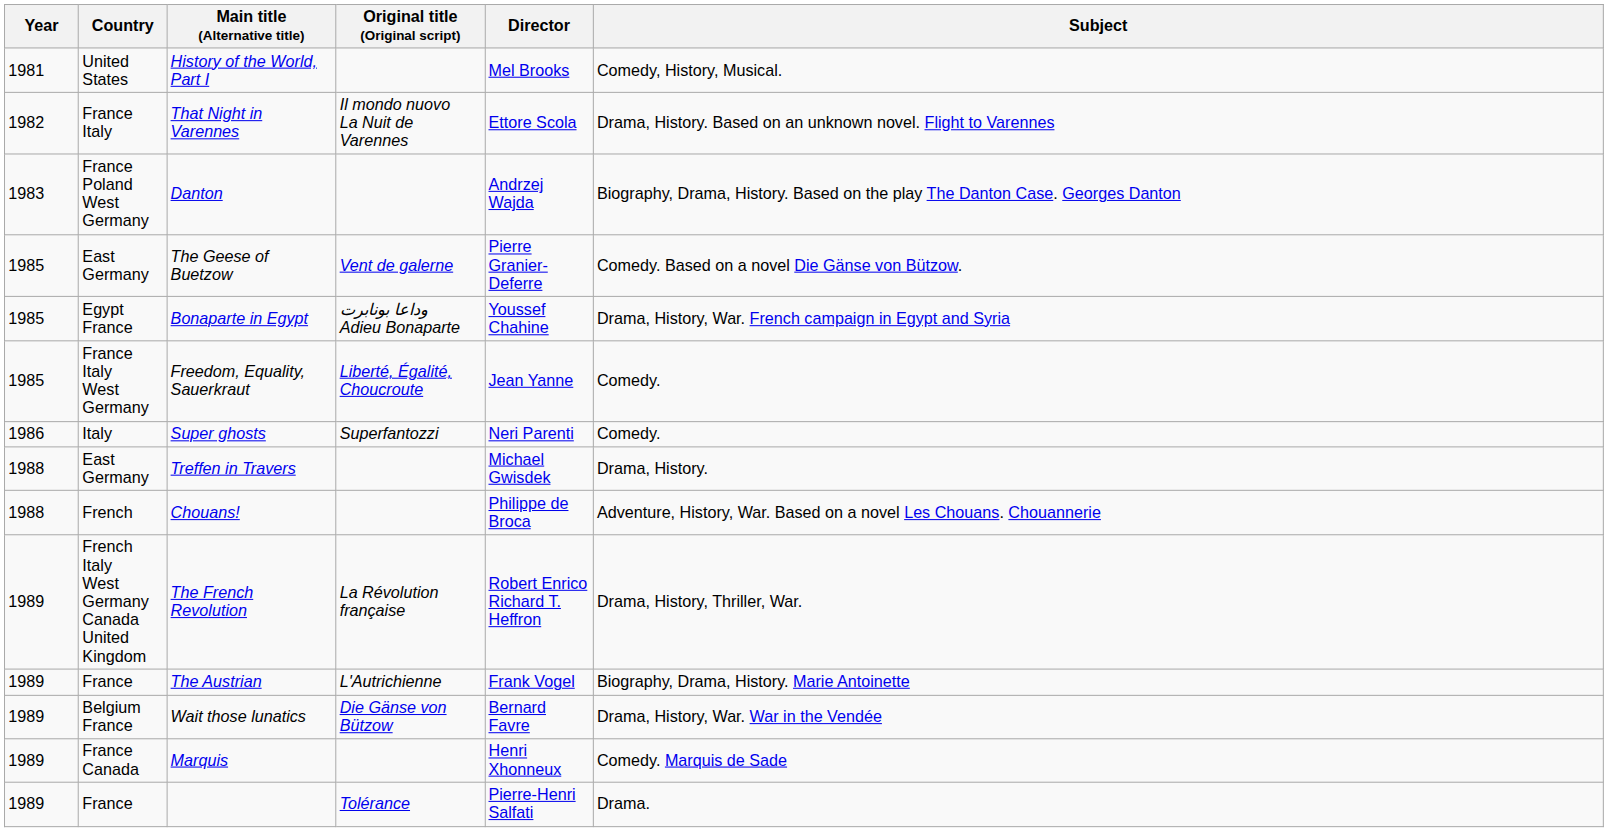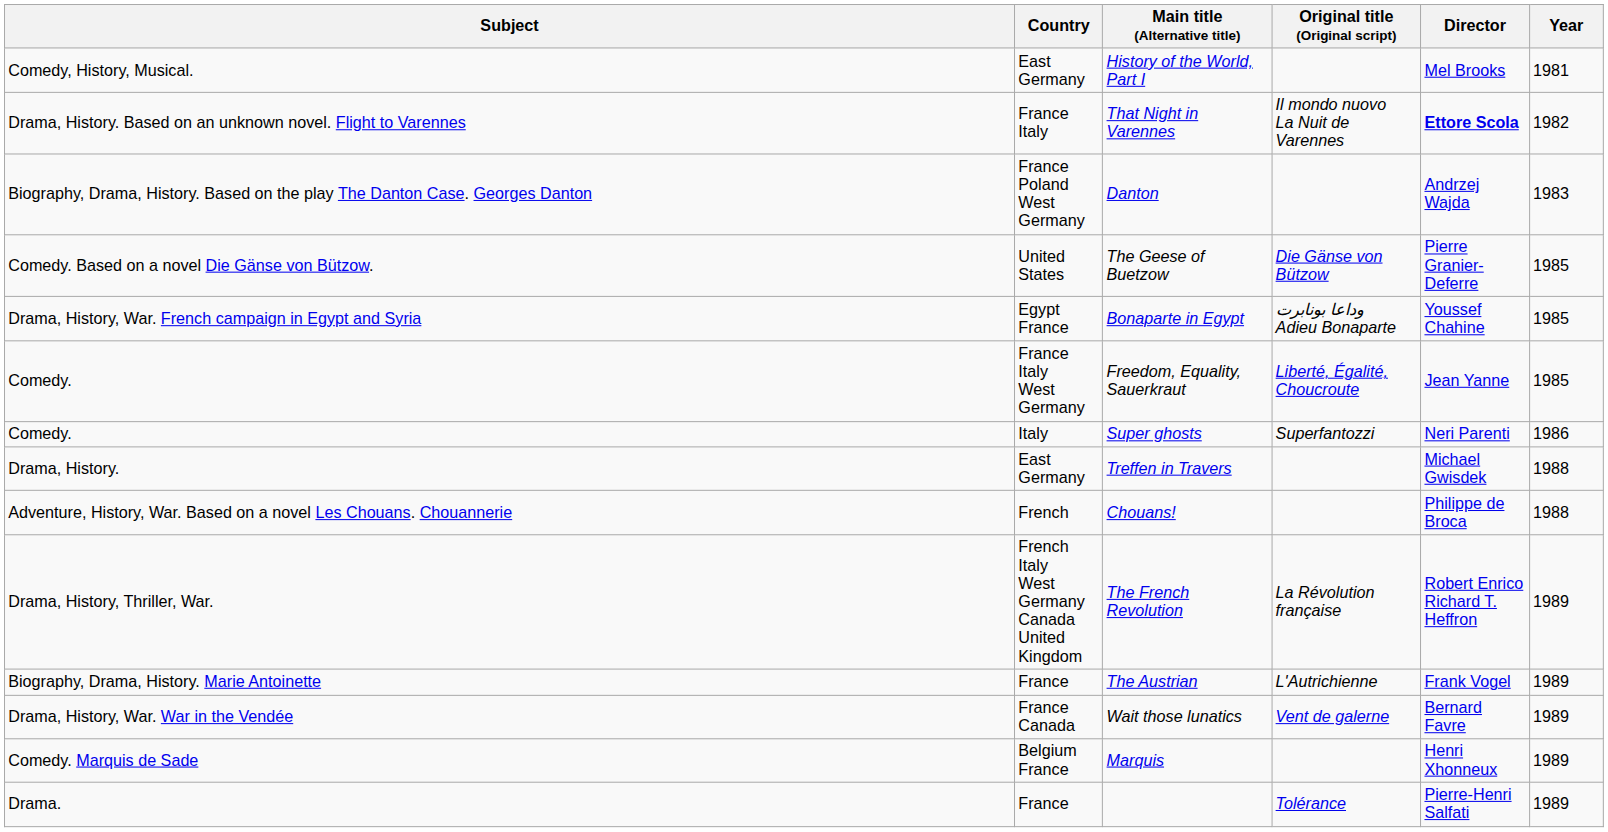columns swapped: (42, 26) <-> (1098, 26)
(106, 70) United States -> (1052, 70) East Germany
(533, 123) normal -> (1472, 123) bold
(116, 265) East Germany -> (1042, 265) United States
(396, 265) Vent de galerne -> (1329, 265) Die Gänse von Bützow
(112, 716) Belgium France -> (1047, 716) France Canada
(393, 716) Die Gänse von Bützow -> (1332, 716) Vent de galerne
(111, 760) France Canada -> (1048, 760) Belgium France
